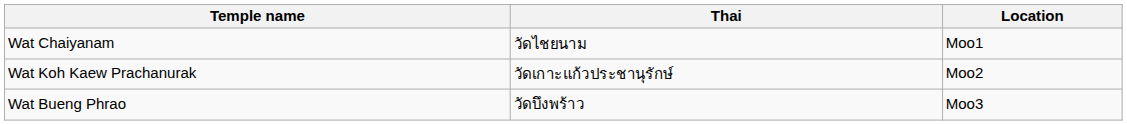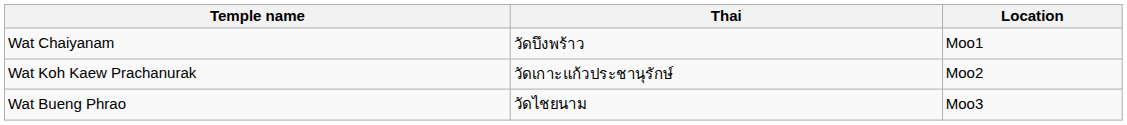(550, 44) วัดไชยนาม -> (549, 44) วัดบึงพร้าว
(549, 104) วัดบึงพร้าว -> (550, 104) วัดไชยนาม
